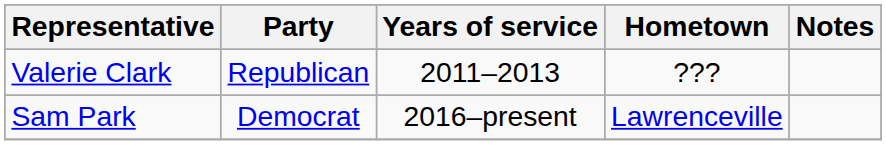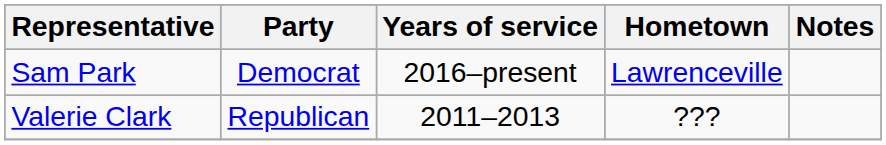rows swapped: (91, 71) <-> (74, 116)
